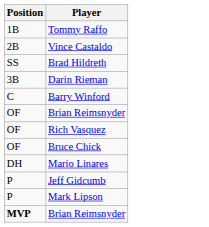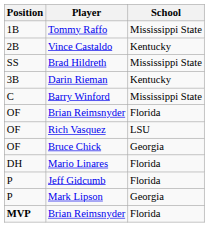+ column: (166, 12)
